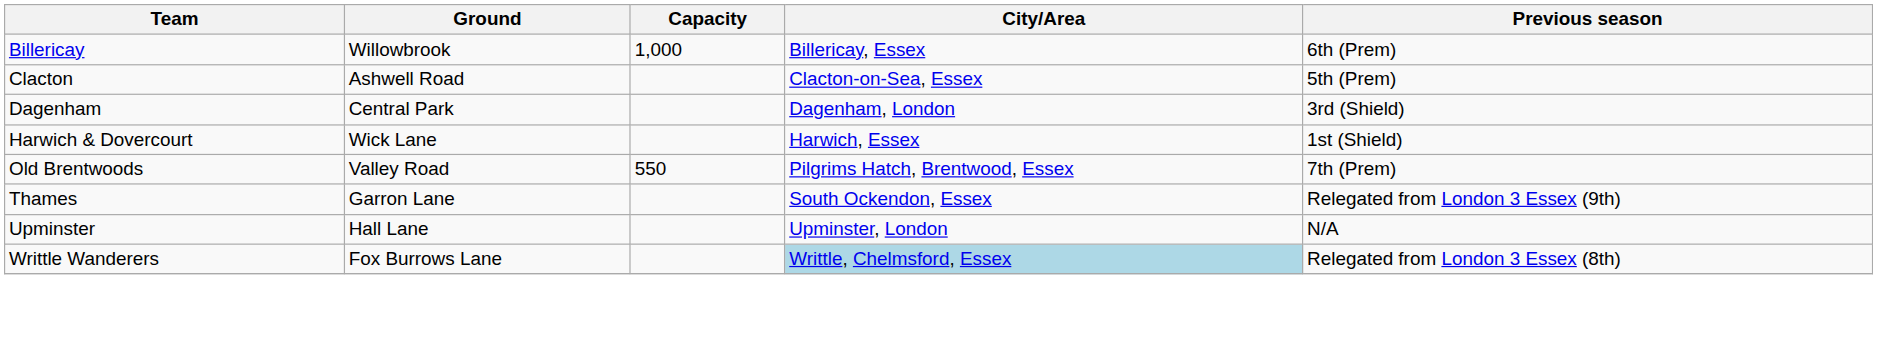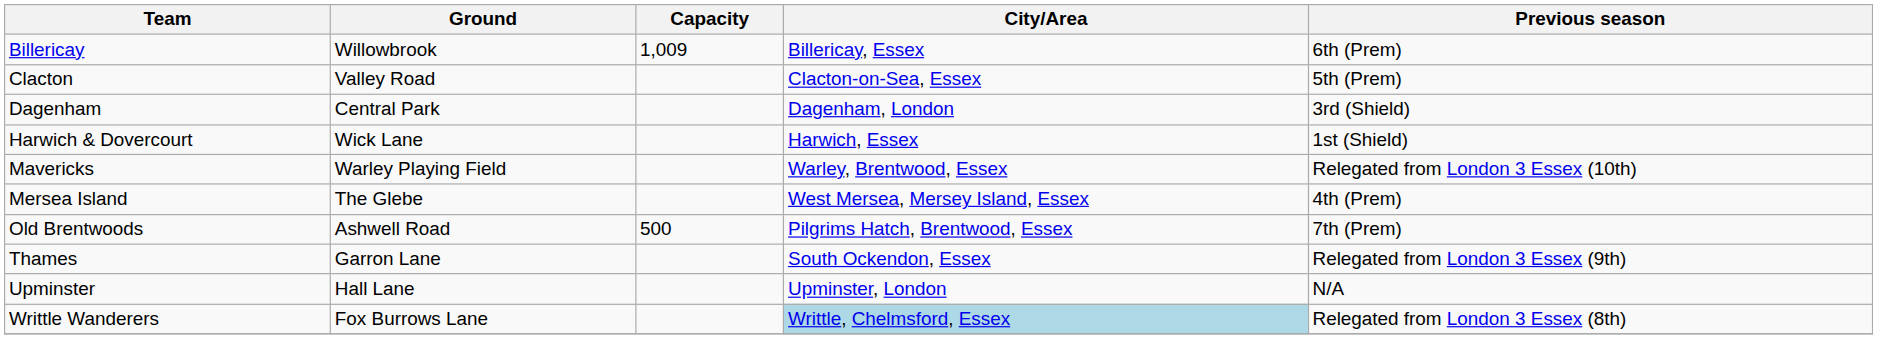(658, 49) 1,000 -> (664, 49) 1,009
(406, 79) Ashwell Road -> (385, 79) Valley Road
+ row: (51, 169)
+ row: (68, 199)
(399, 169) Valley Road -> (393, 229) Ashwell Road
(651, 169) 550 -> (656, 229) 500
